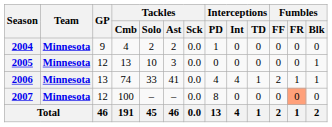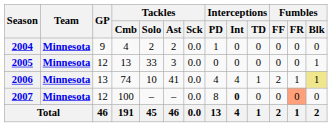(151, 63) 10 -> (151, 63) 33
(151, 79) 33 -> (151, 79) 10
(317, 79) no background -> (317, 79) khaki background
(237, 96) normal -> (237, 96) bold
